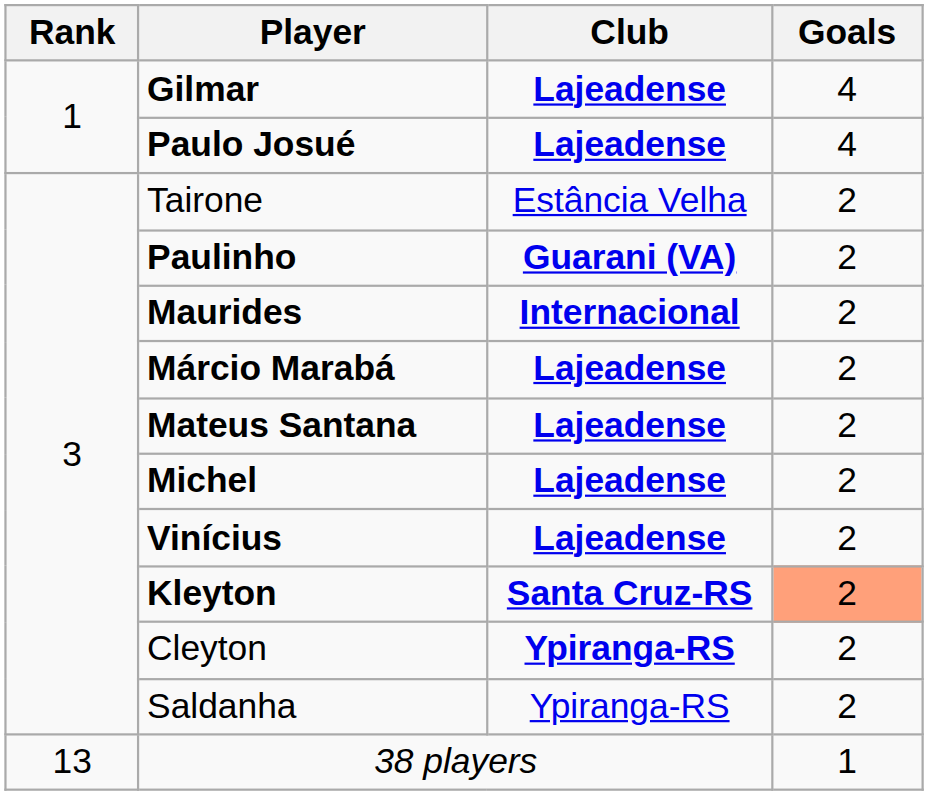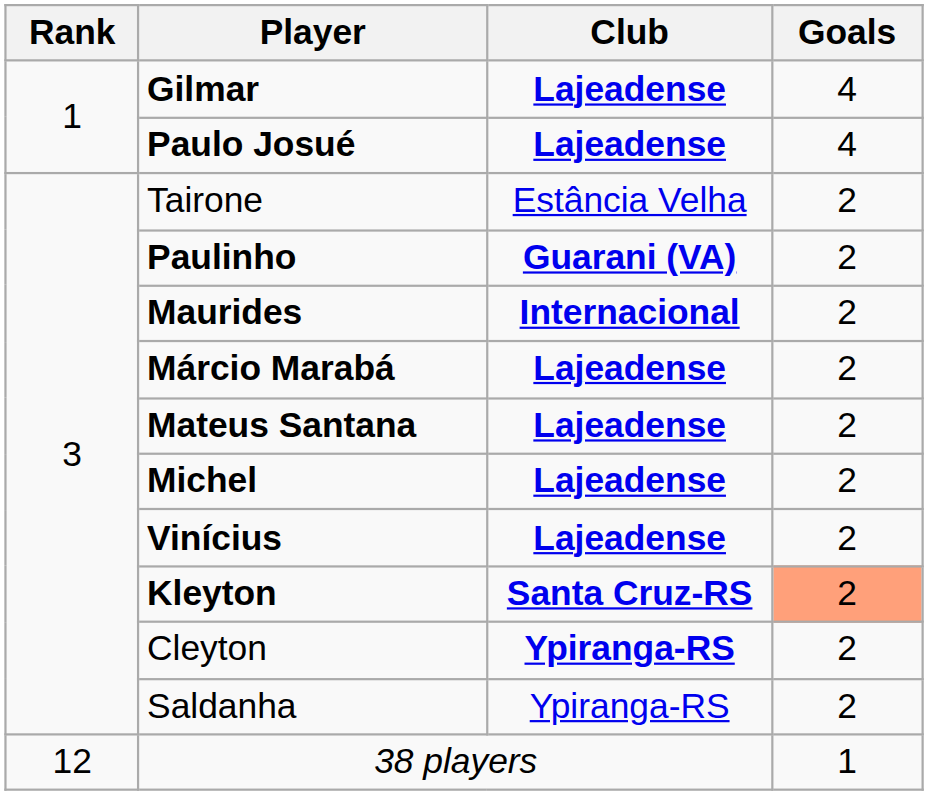(72, 761) 13 -> (72, 761) 12
